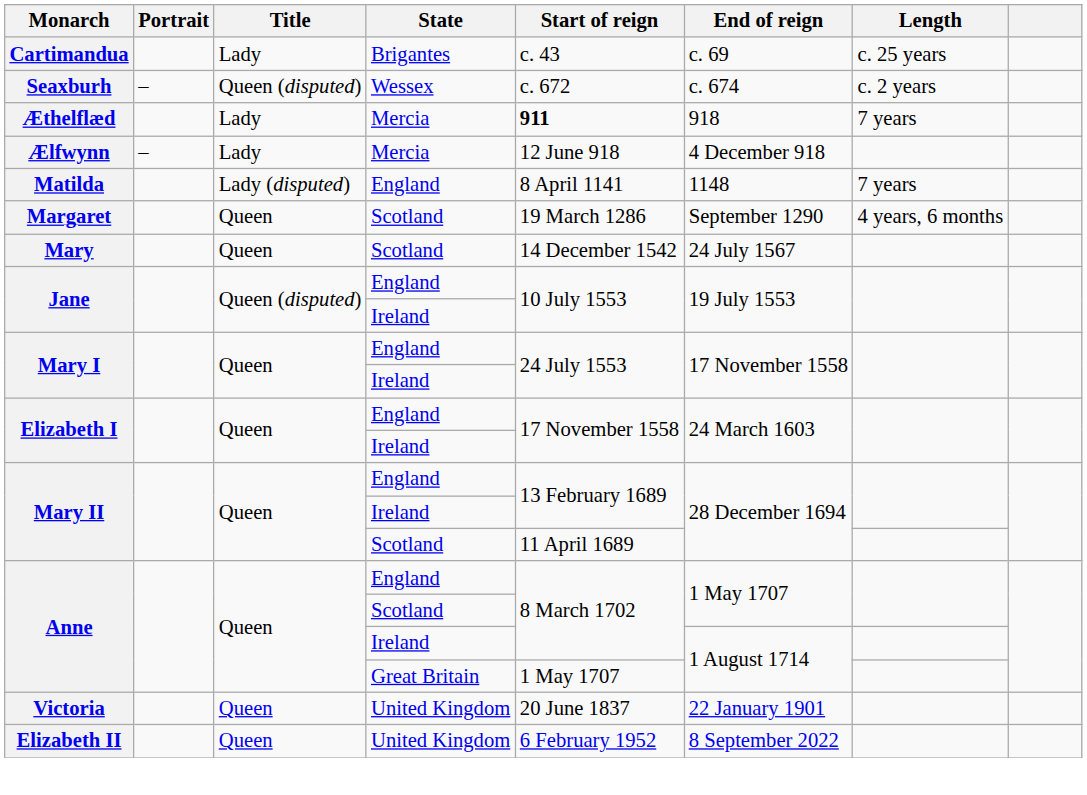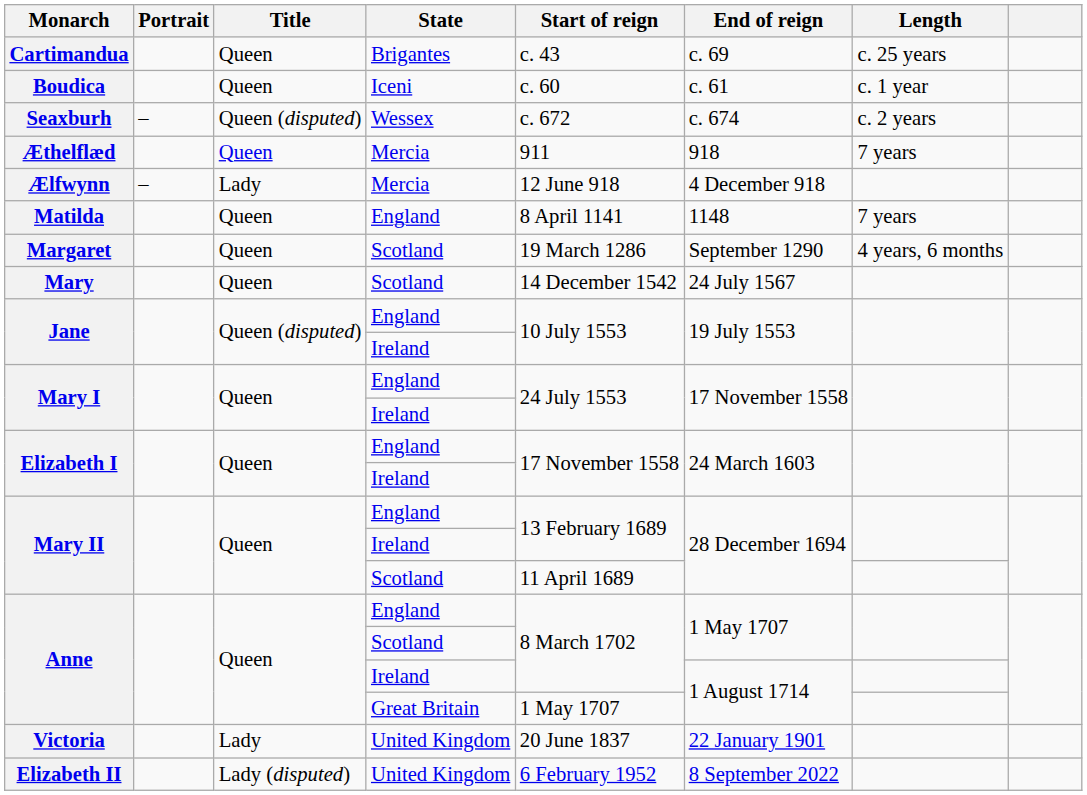(240, 53) Lady -> (246, 53) Queen
+ row: (69, 86)
(240, 119) Lady -> (246, 151) Queen
(535, 119) bold -> (535, 151) normal
(284, 184) Lady (disputed) -> (246, 217) Queen
(246, 708) Queen -> (240, 741) Lady
(246, 741) Queen -> (284, 773) Lady (disputed)
